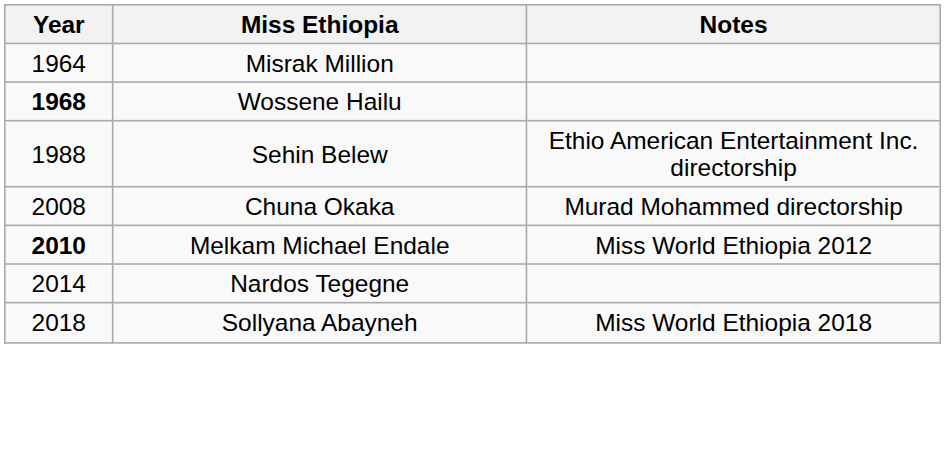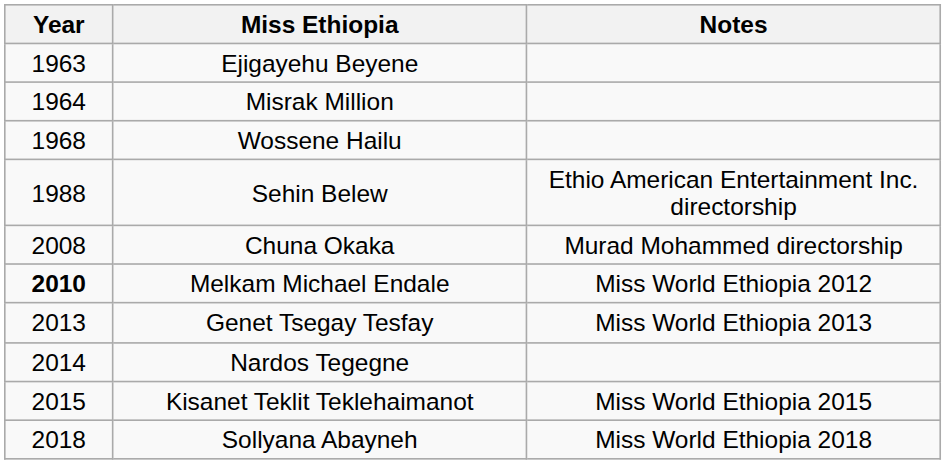+ row: (320, 63)
(59, 102) bold -> (59, 141) normal
+ row: (320, 323)
+ row: (320, 400)
